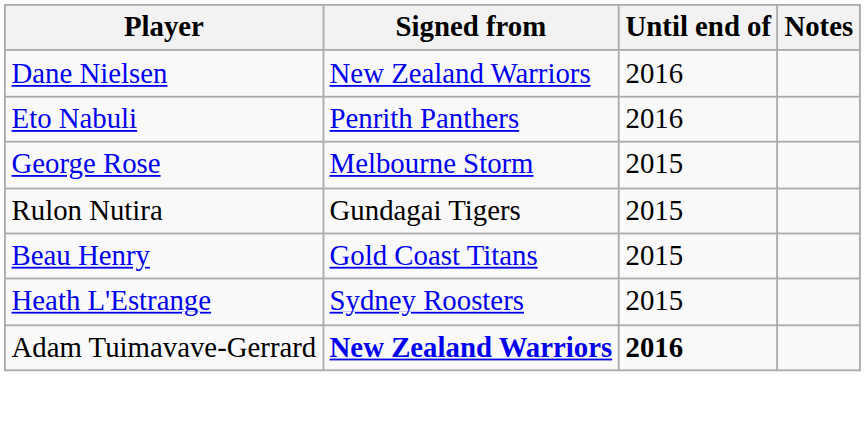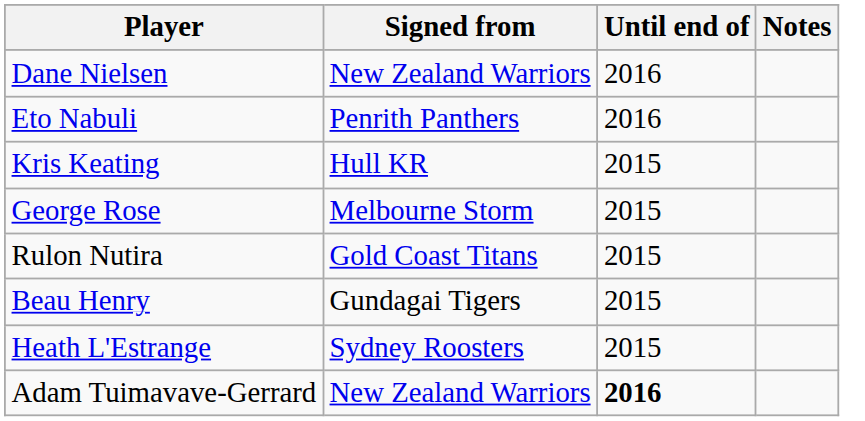+ row: (86, 164)
(425, 210) Gundagai Tigers -> (434, 255) Gold Coast Titans
(434, 255) Gold Coast Titans -> (425, 301) Gundagai Tigers
(471, 347) bold -> (460, 392) normal
